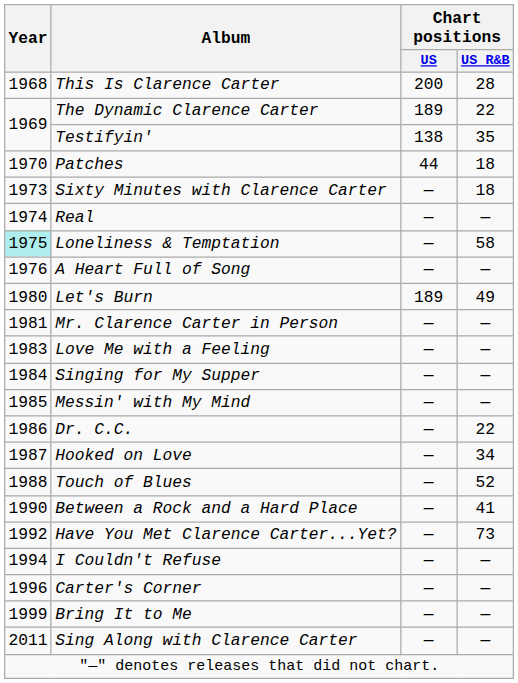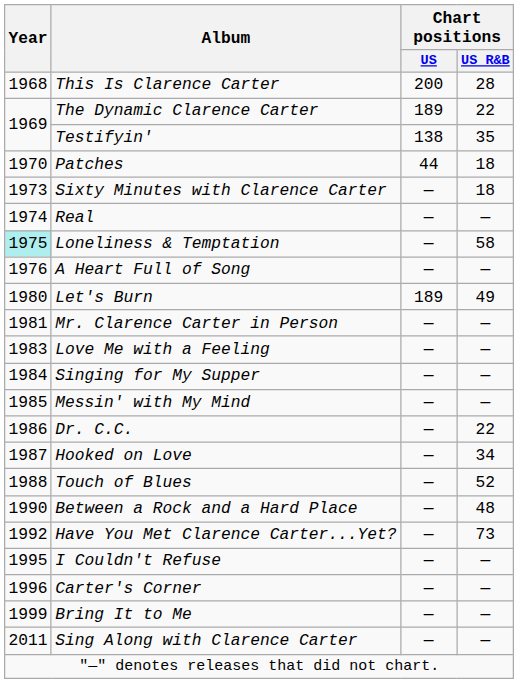(485, 508) 41 -> (485, 508) 48
(28, 561) 1994 -> (28, 561) 1995
